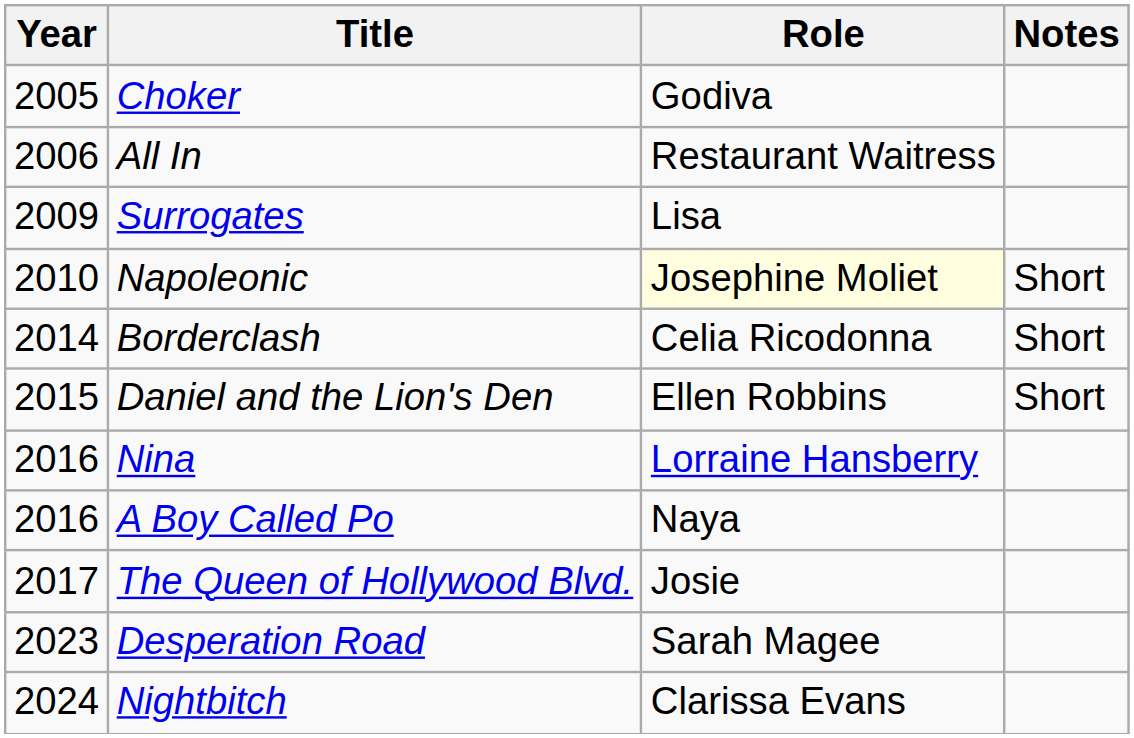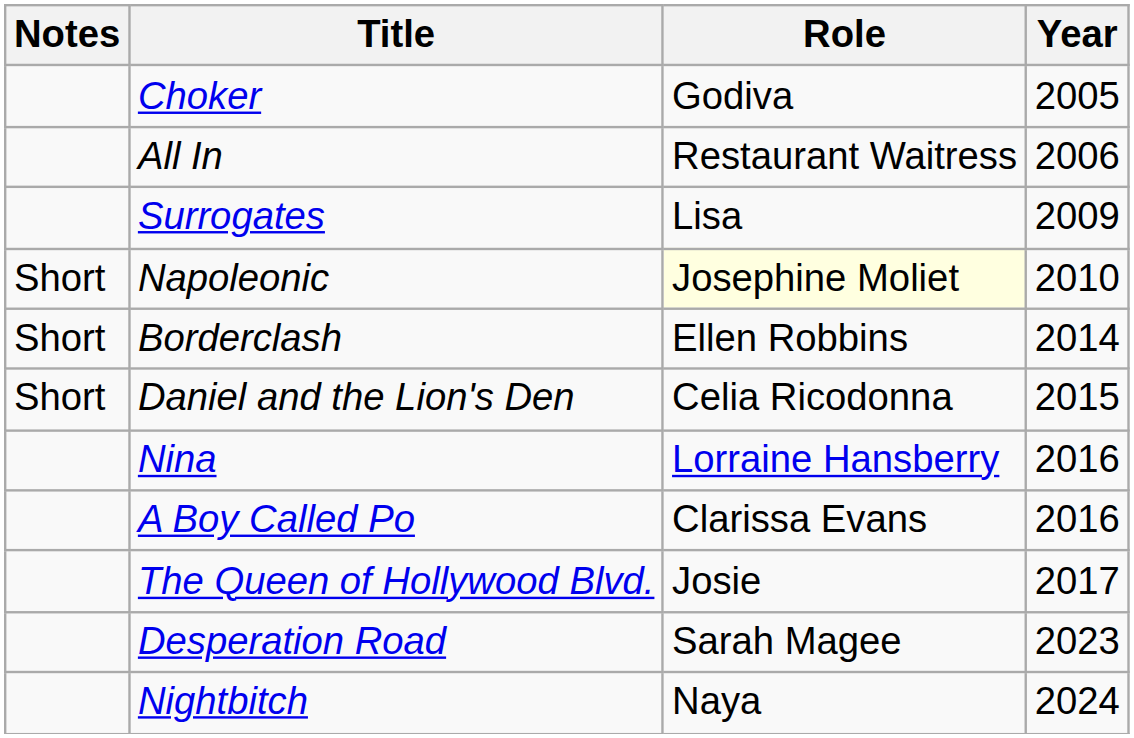columns swapped: (57, 34) <-> (1067, 34)
(791, 338) Celia Ricodonna -> (790, 338) Ellen Robbins
(769, 398) Ellen Robbins -> (812, 398) Celia Ricodonna
(696, 519) Naya -> (800, 519) Clarissa Evans
(778, 701) Clarissa Evans -> (717, 701) Naya
